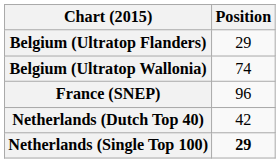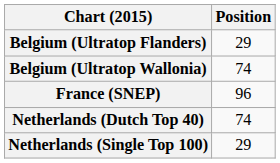(243, 119) 42 -> (243, 119) 74
(243, 145) bold -> (243, 145) normal
